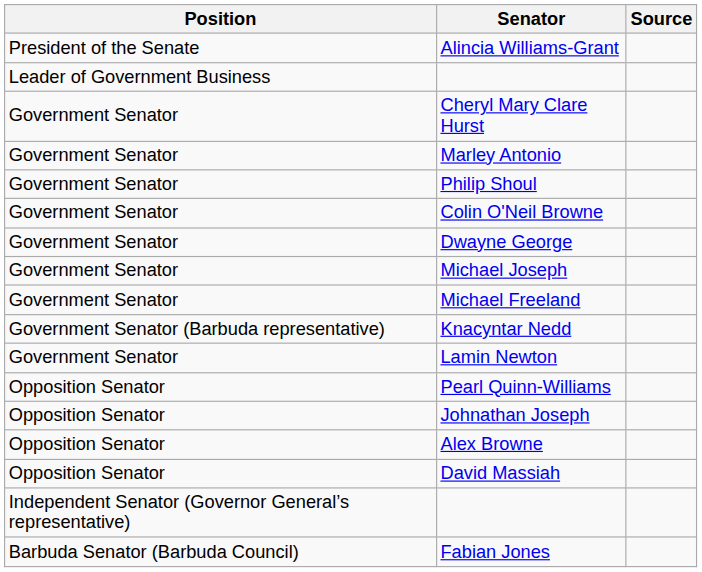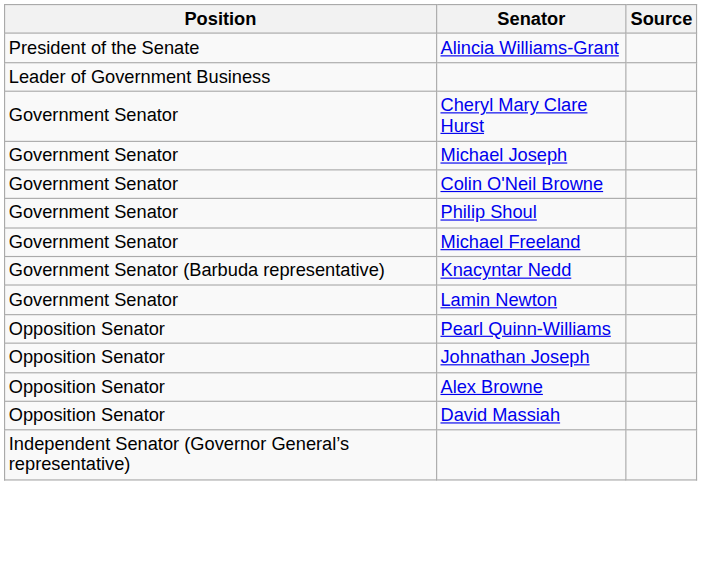- row: (93, 155)
rows swapped: (93, 184) <-> (93, 270)
- row: (93, 241)
- row: (154, 551)
